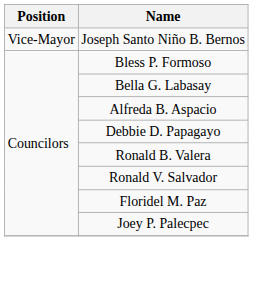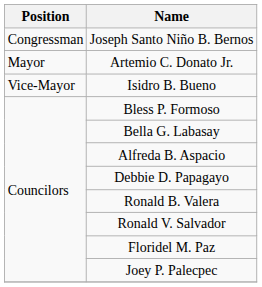(41, 39) Vice-Mayor -> (46, 39) Congressman
+ row: (172, 62)
+ row: (172, 85)
